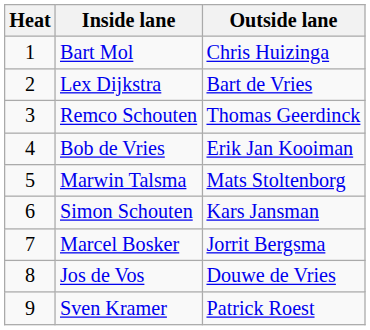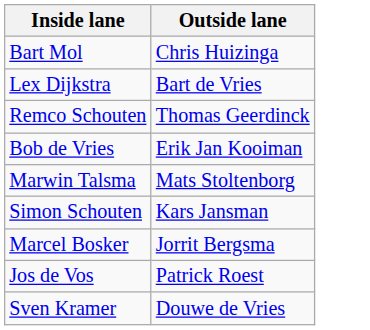- column: (30, 20)
(271, 276) Douwe de Vries -> (210, 276) Patrick Roest
(260, 308) Patrick Roest -> (220, 308) Douwe de Vries
